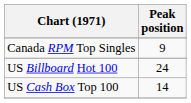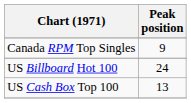(162, 87) 14 -> (162, 87) 13
